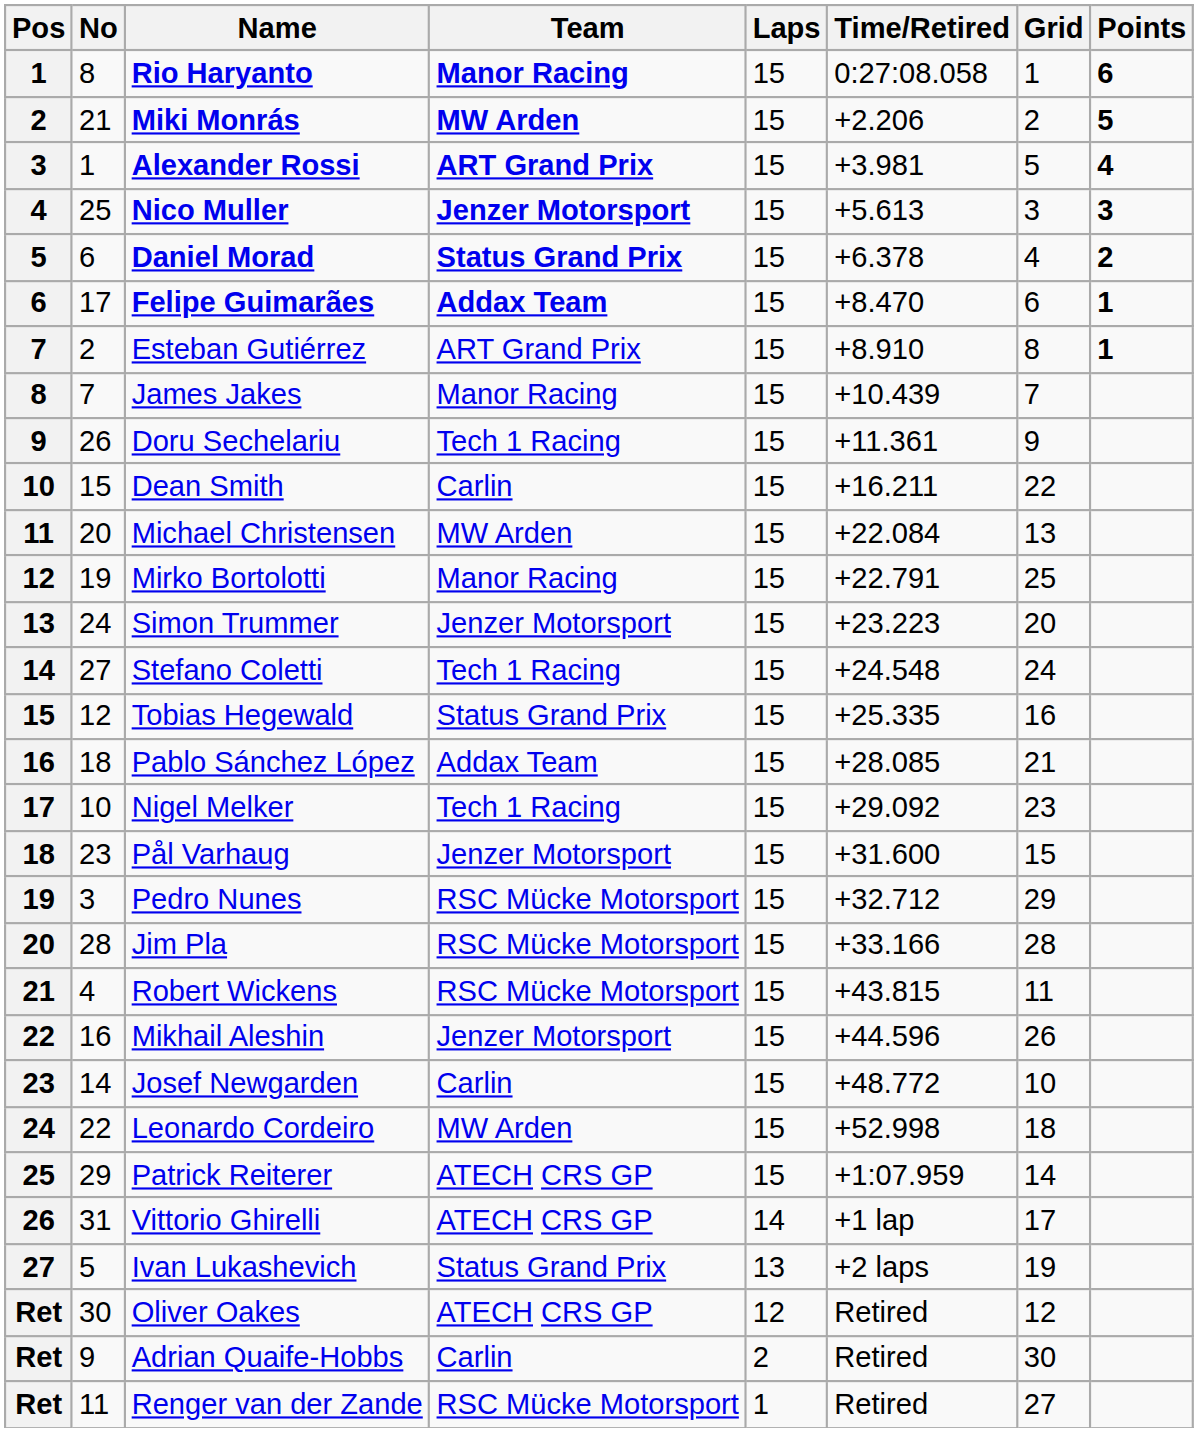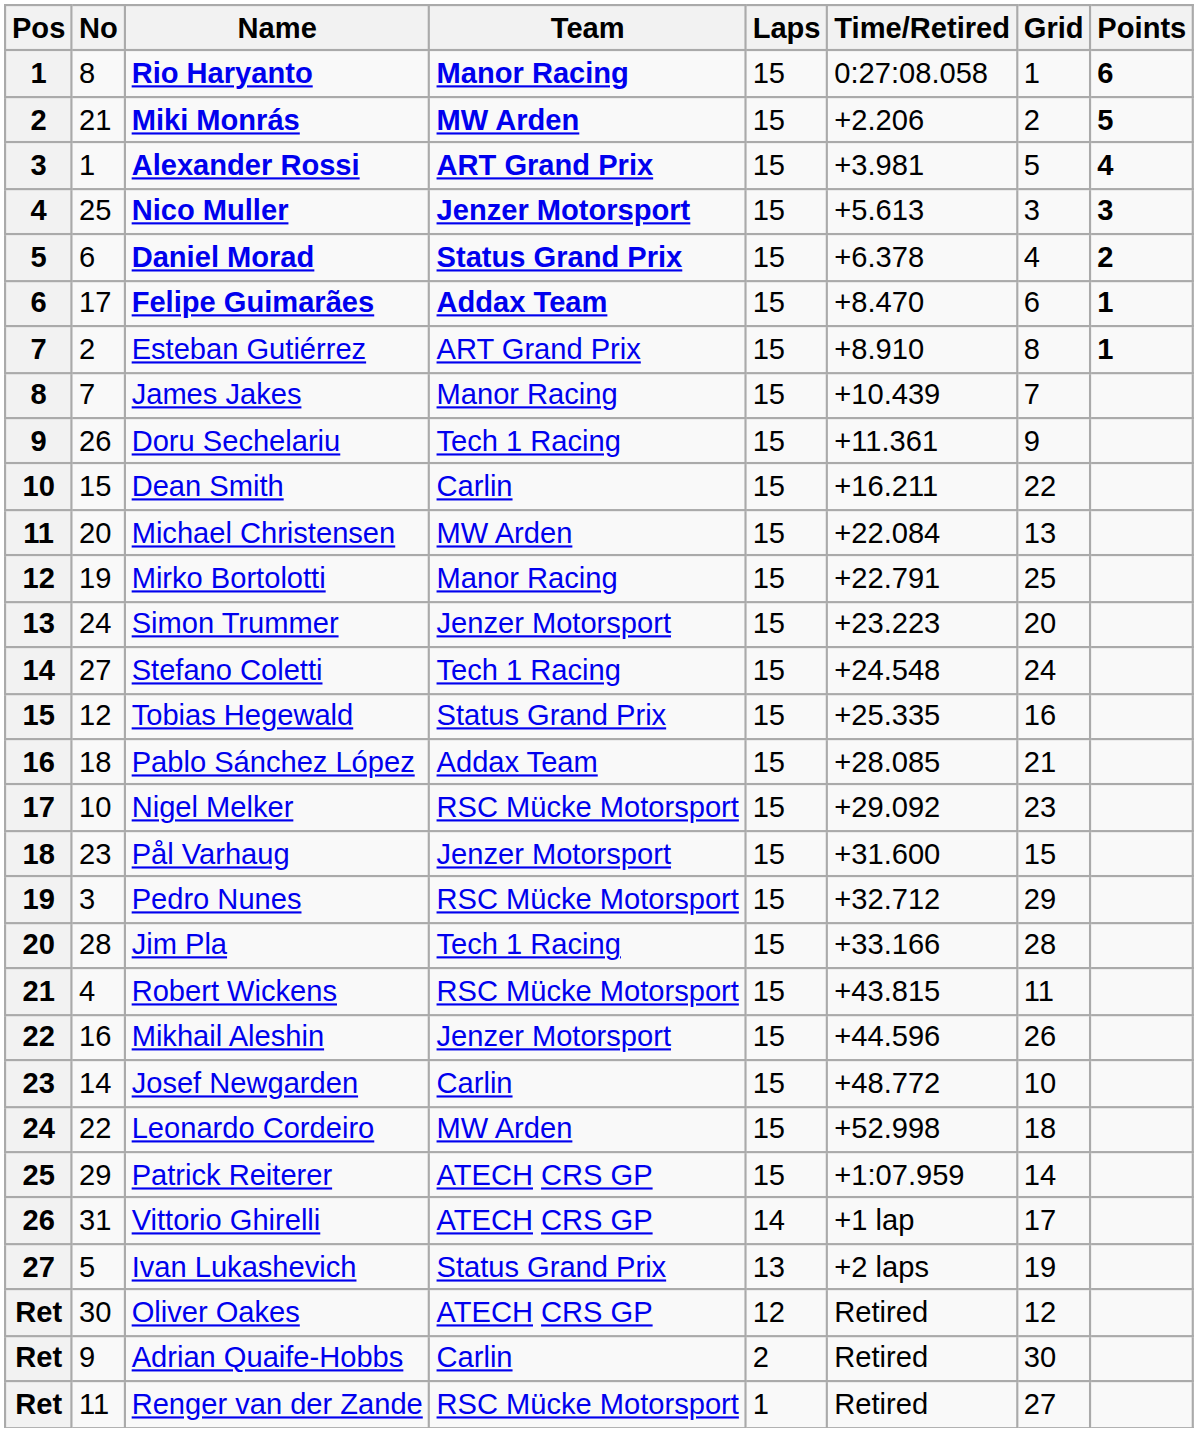(529, 807) Tech 1 Racing -> (588, 807) RSC Mücke Motorsport
(588, 945) RSC Mücke Motorsport -> (529, 945) Tech 1 Racing
